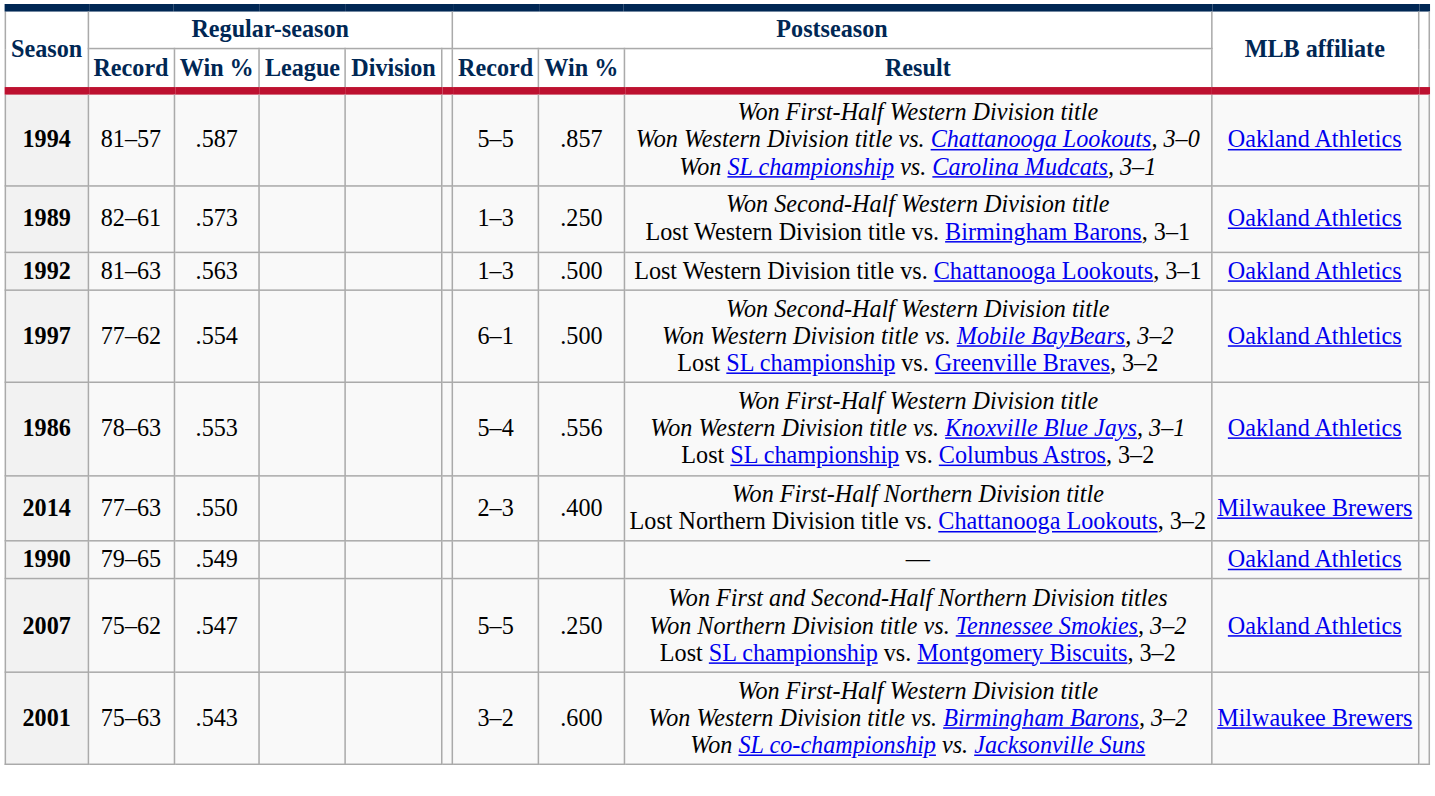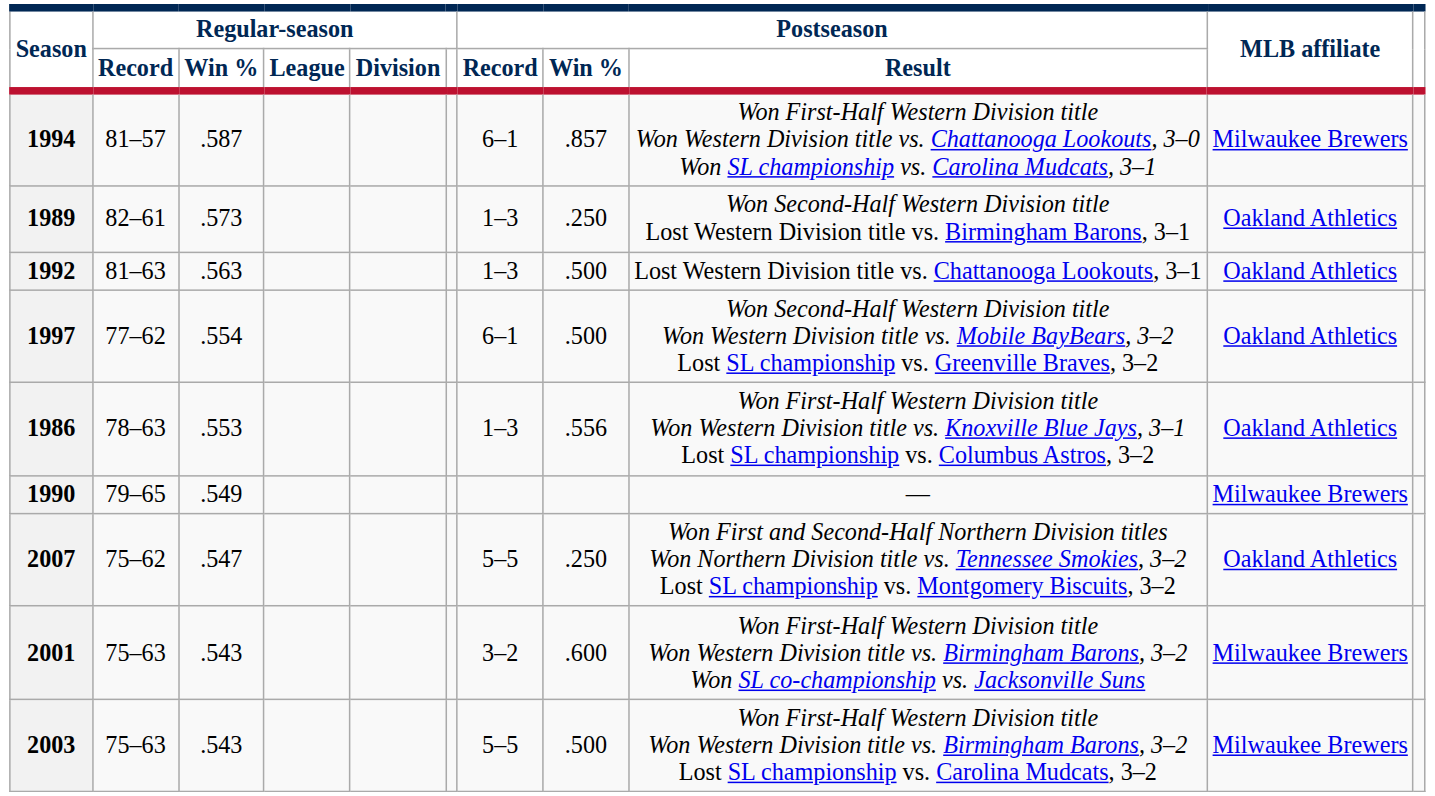(496, 139) 5–5 -> (500, 139) 6–1
(1315, 139) Oakland Athletics -> (1310, 139) Milwaukee Brewers
(496, 428) 5–4 -> (500, 428) 1–3
- row: (47, 507)
(1315, 559) Oakland Athletics -> (1310, 494) Milwaukee Brewers
+ row: (51, 745)
